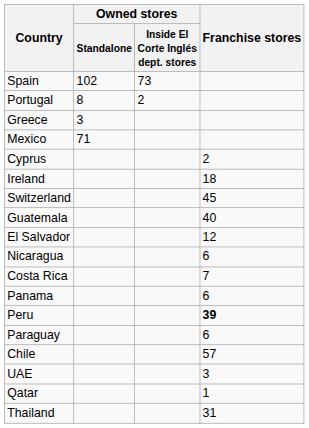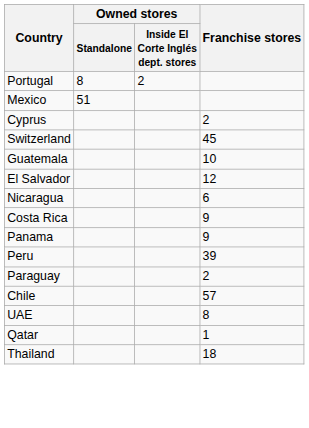- row: (23, 81)
- row: (27, 120)
(83, 139) 71 -> (83, 100) 51
- row: (26, 178)
(209, 217) 40 -> (209, 159) 10
(206, 276) 7 -> (206, 217) 9
(206, 295) 6 -> (206, 237) 9
(209, 315) bold -> (209, 256) normal
(206, 335) 6 -> (206, 276) 2
(206, 374) 3 -> (206, 315) 8
(209, 413) 31 -> (209, 354) 18
